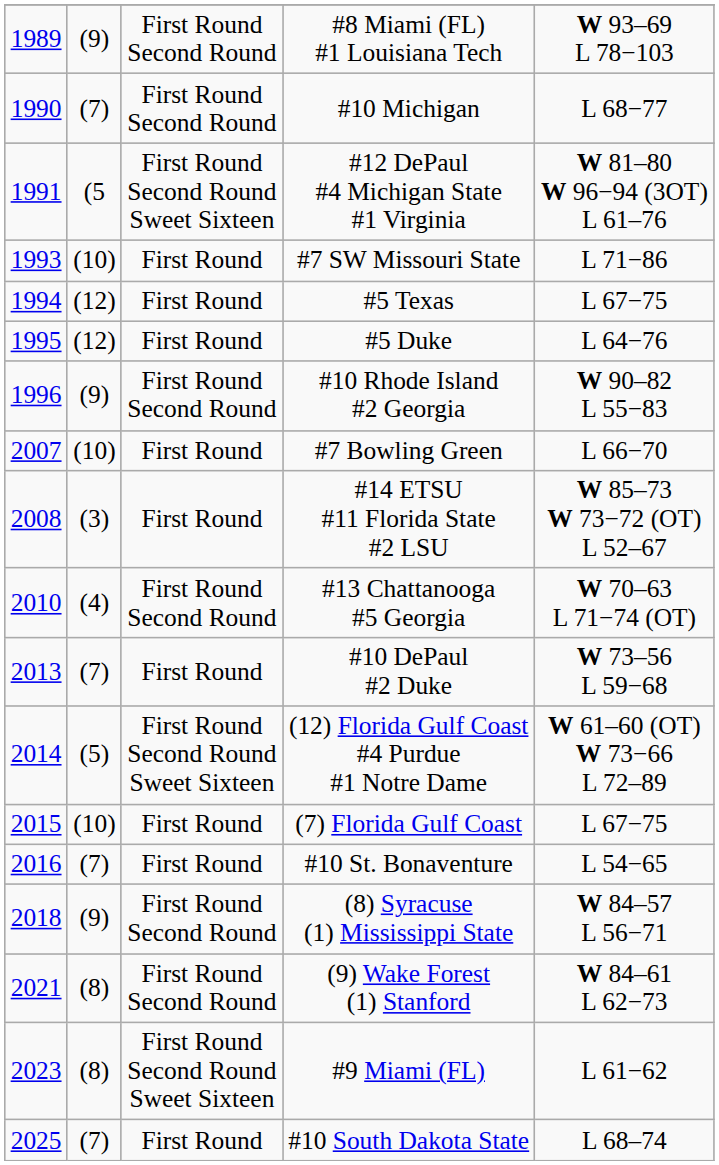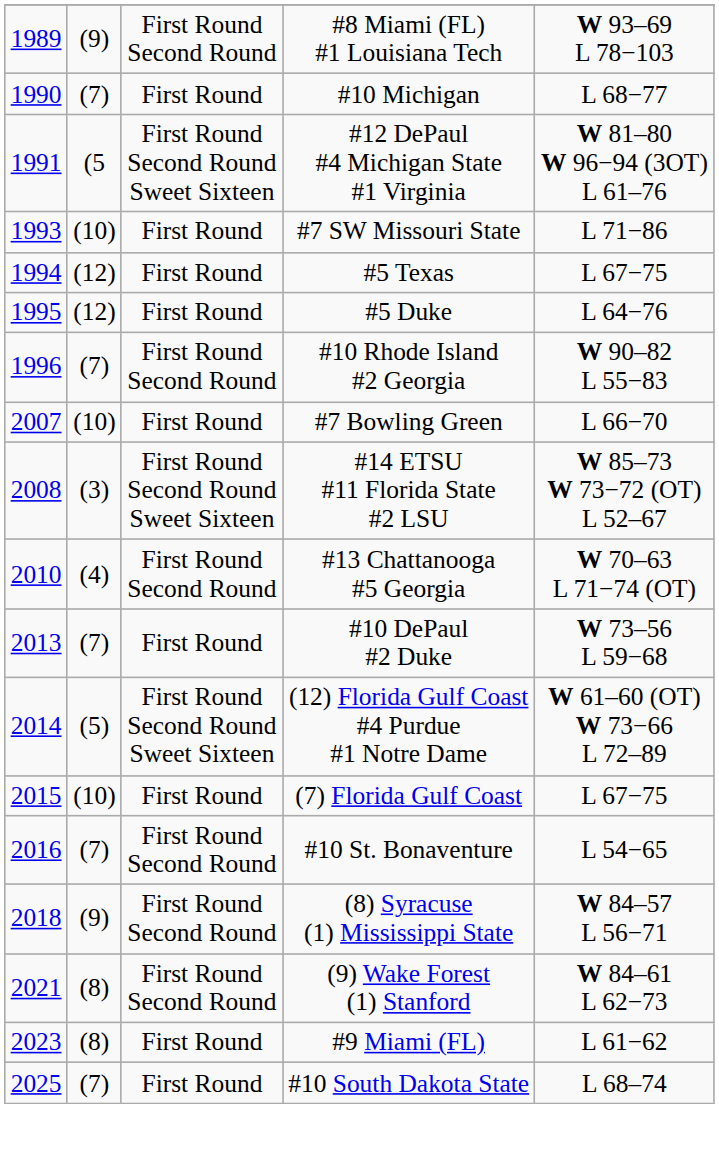(202, 107) First Round Second Round -> (202, 93) First Round
(94, 395) (9) -> (94, 366) (7)
(202, 519) First Round -> (202, 490) First Round Second Round Sweet Sixteen
(202, 863) First Round -> (202, 849) First Round Second Round
(202, 1070) First Round Second Round Sweet Sixteen -> (202, 1042) First Round
